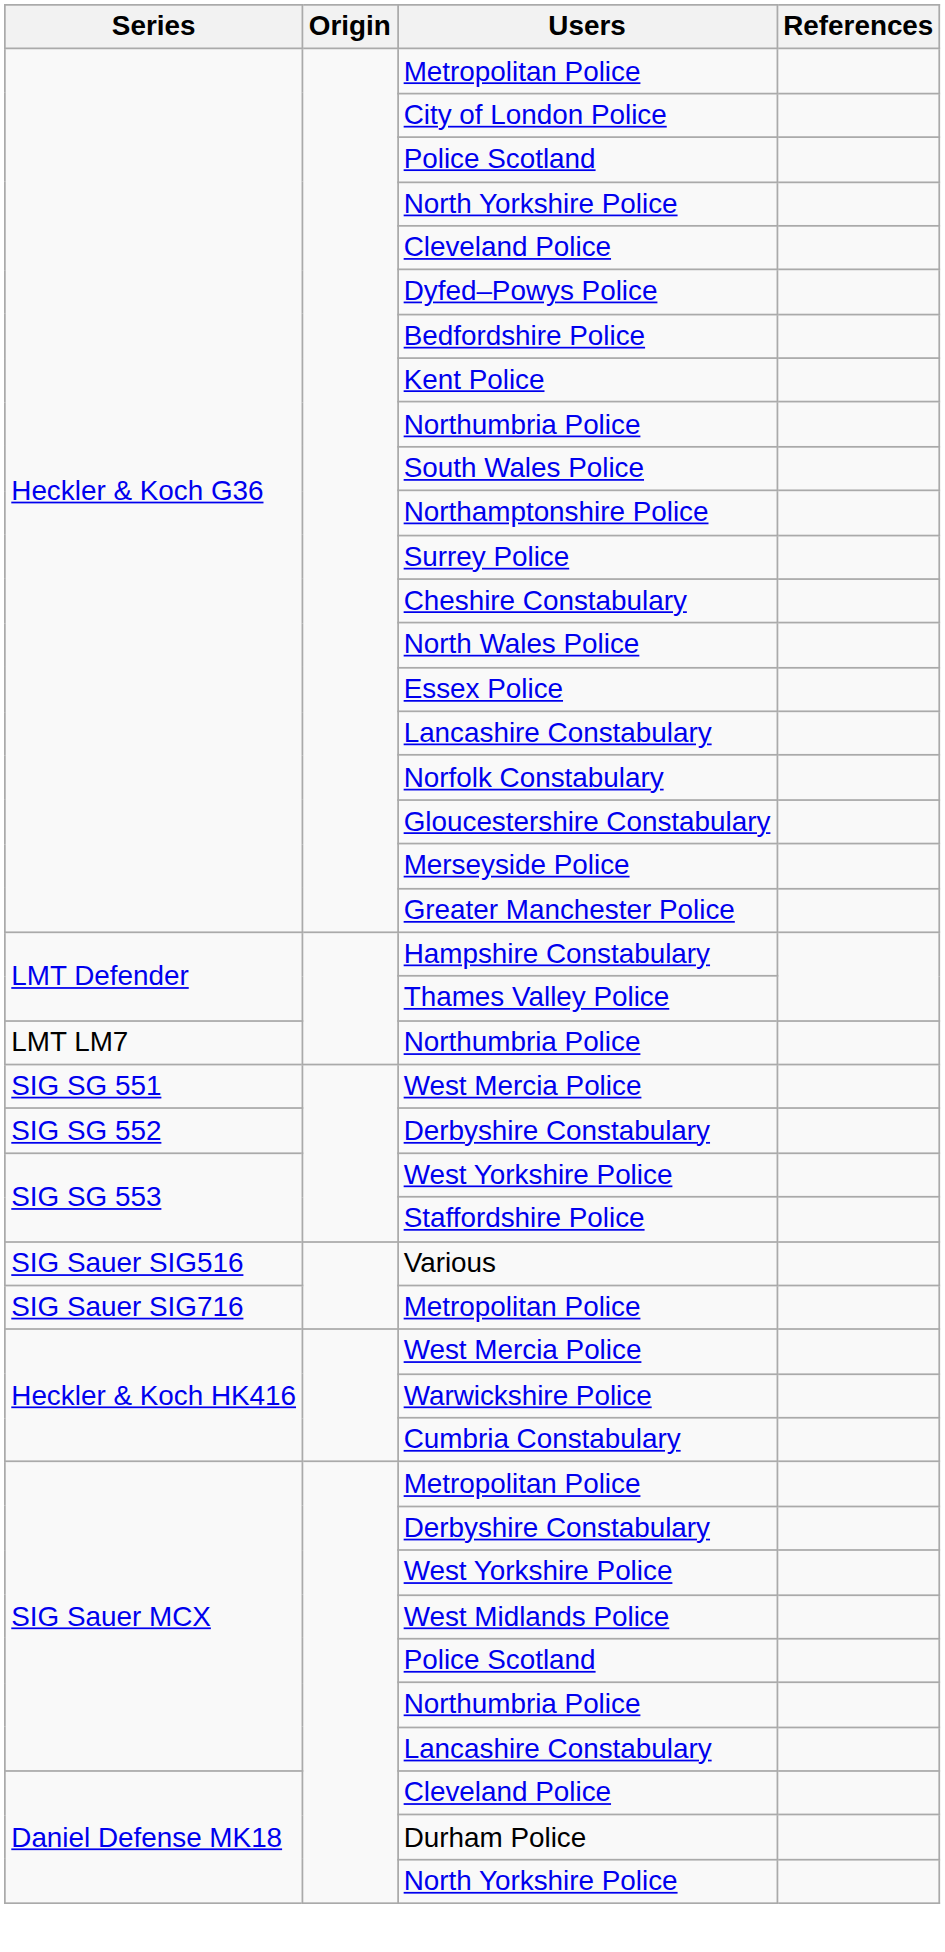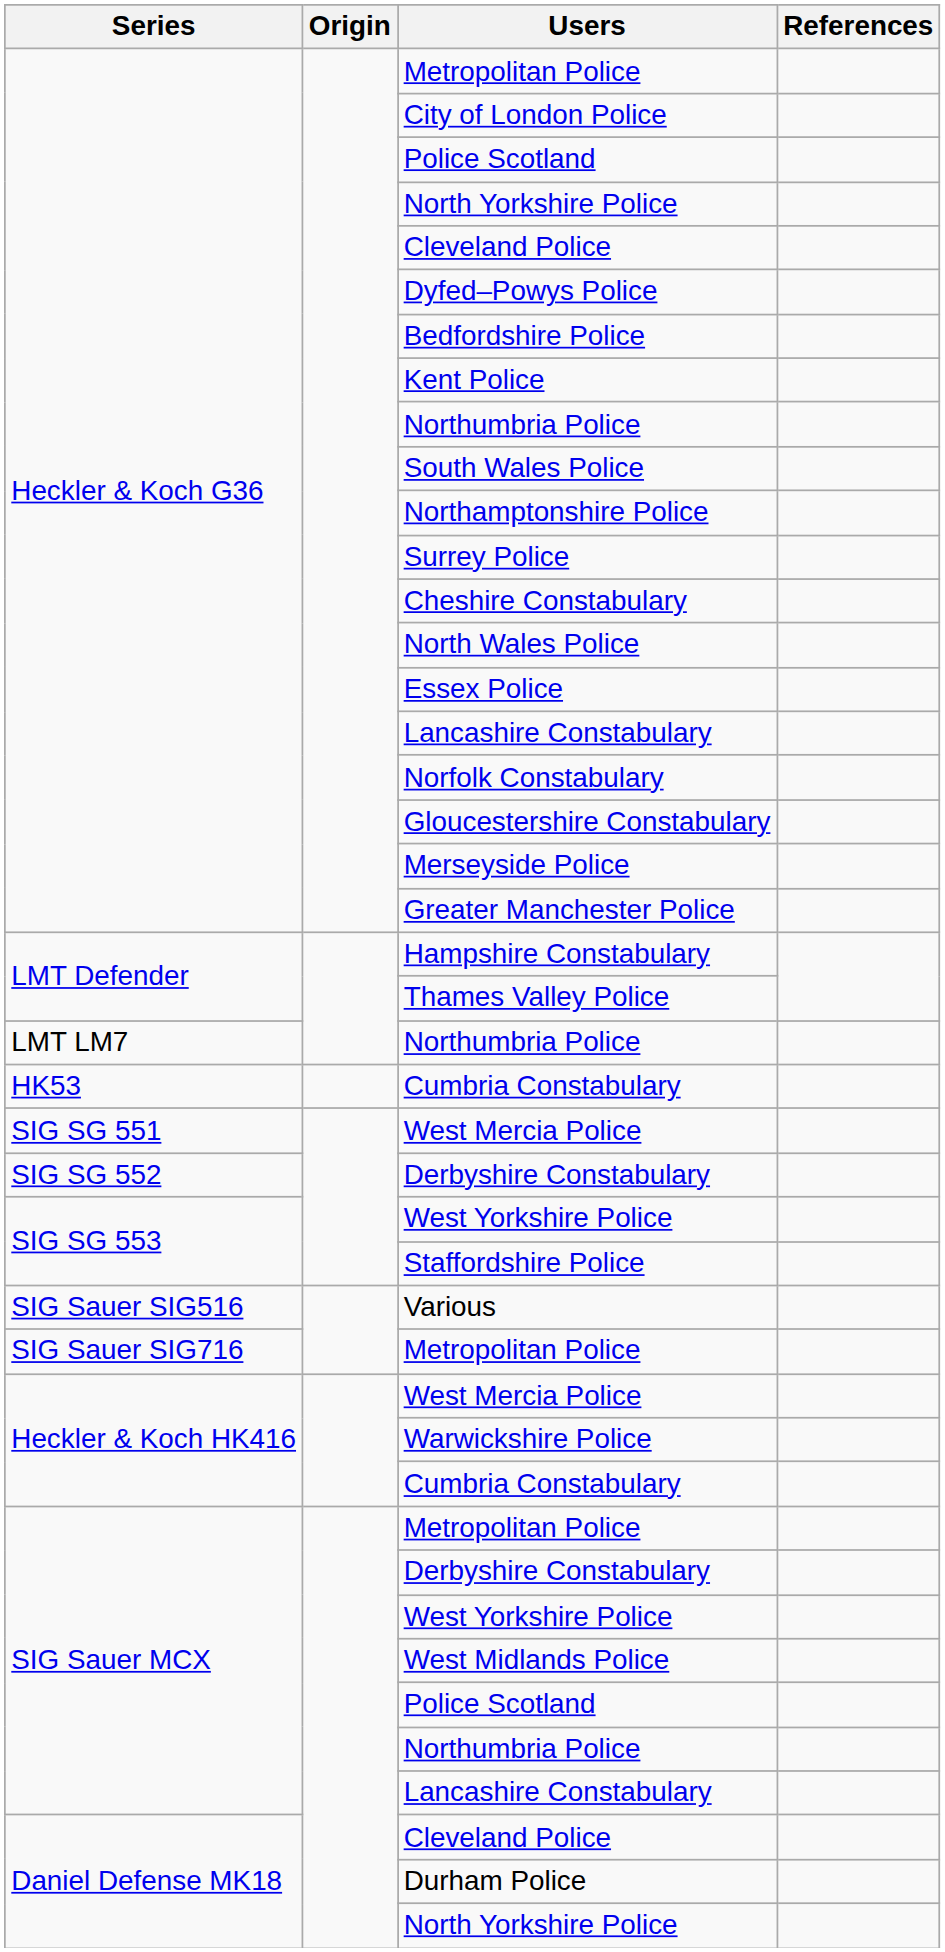+ row: (46, 1086)
